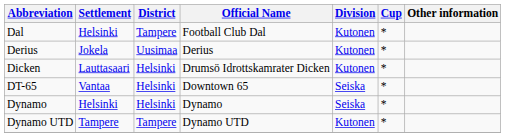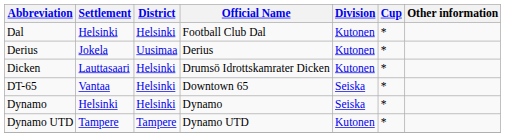(156, 31) Tampere -> (156, 31) Helsinki
